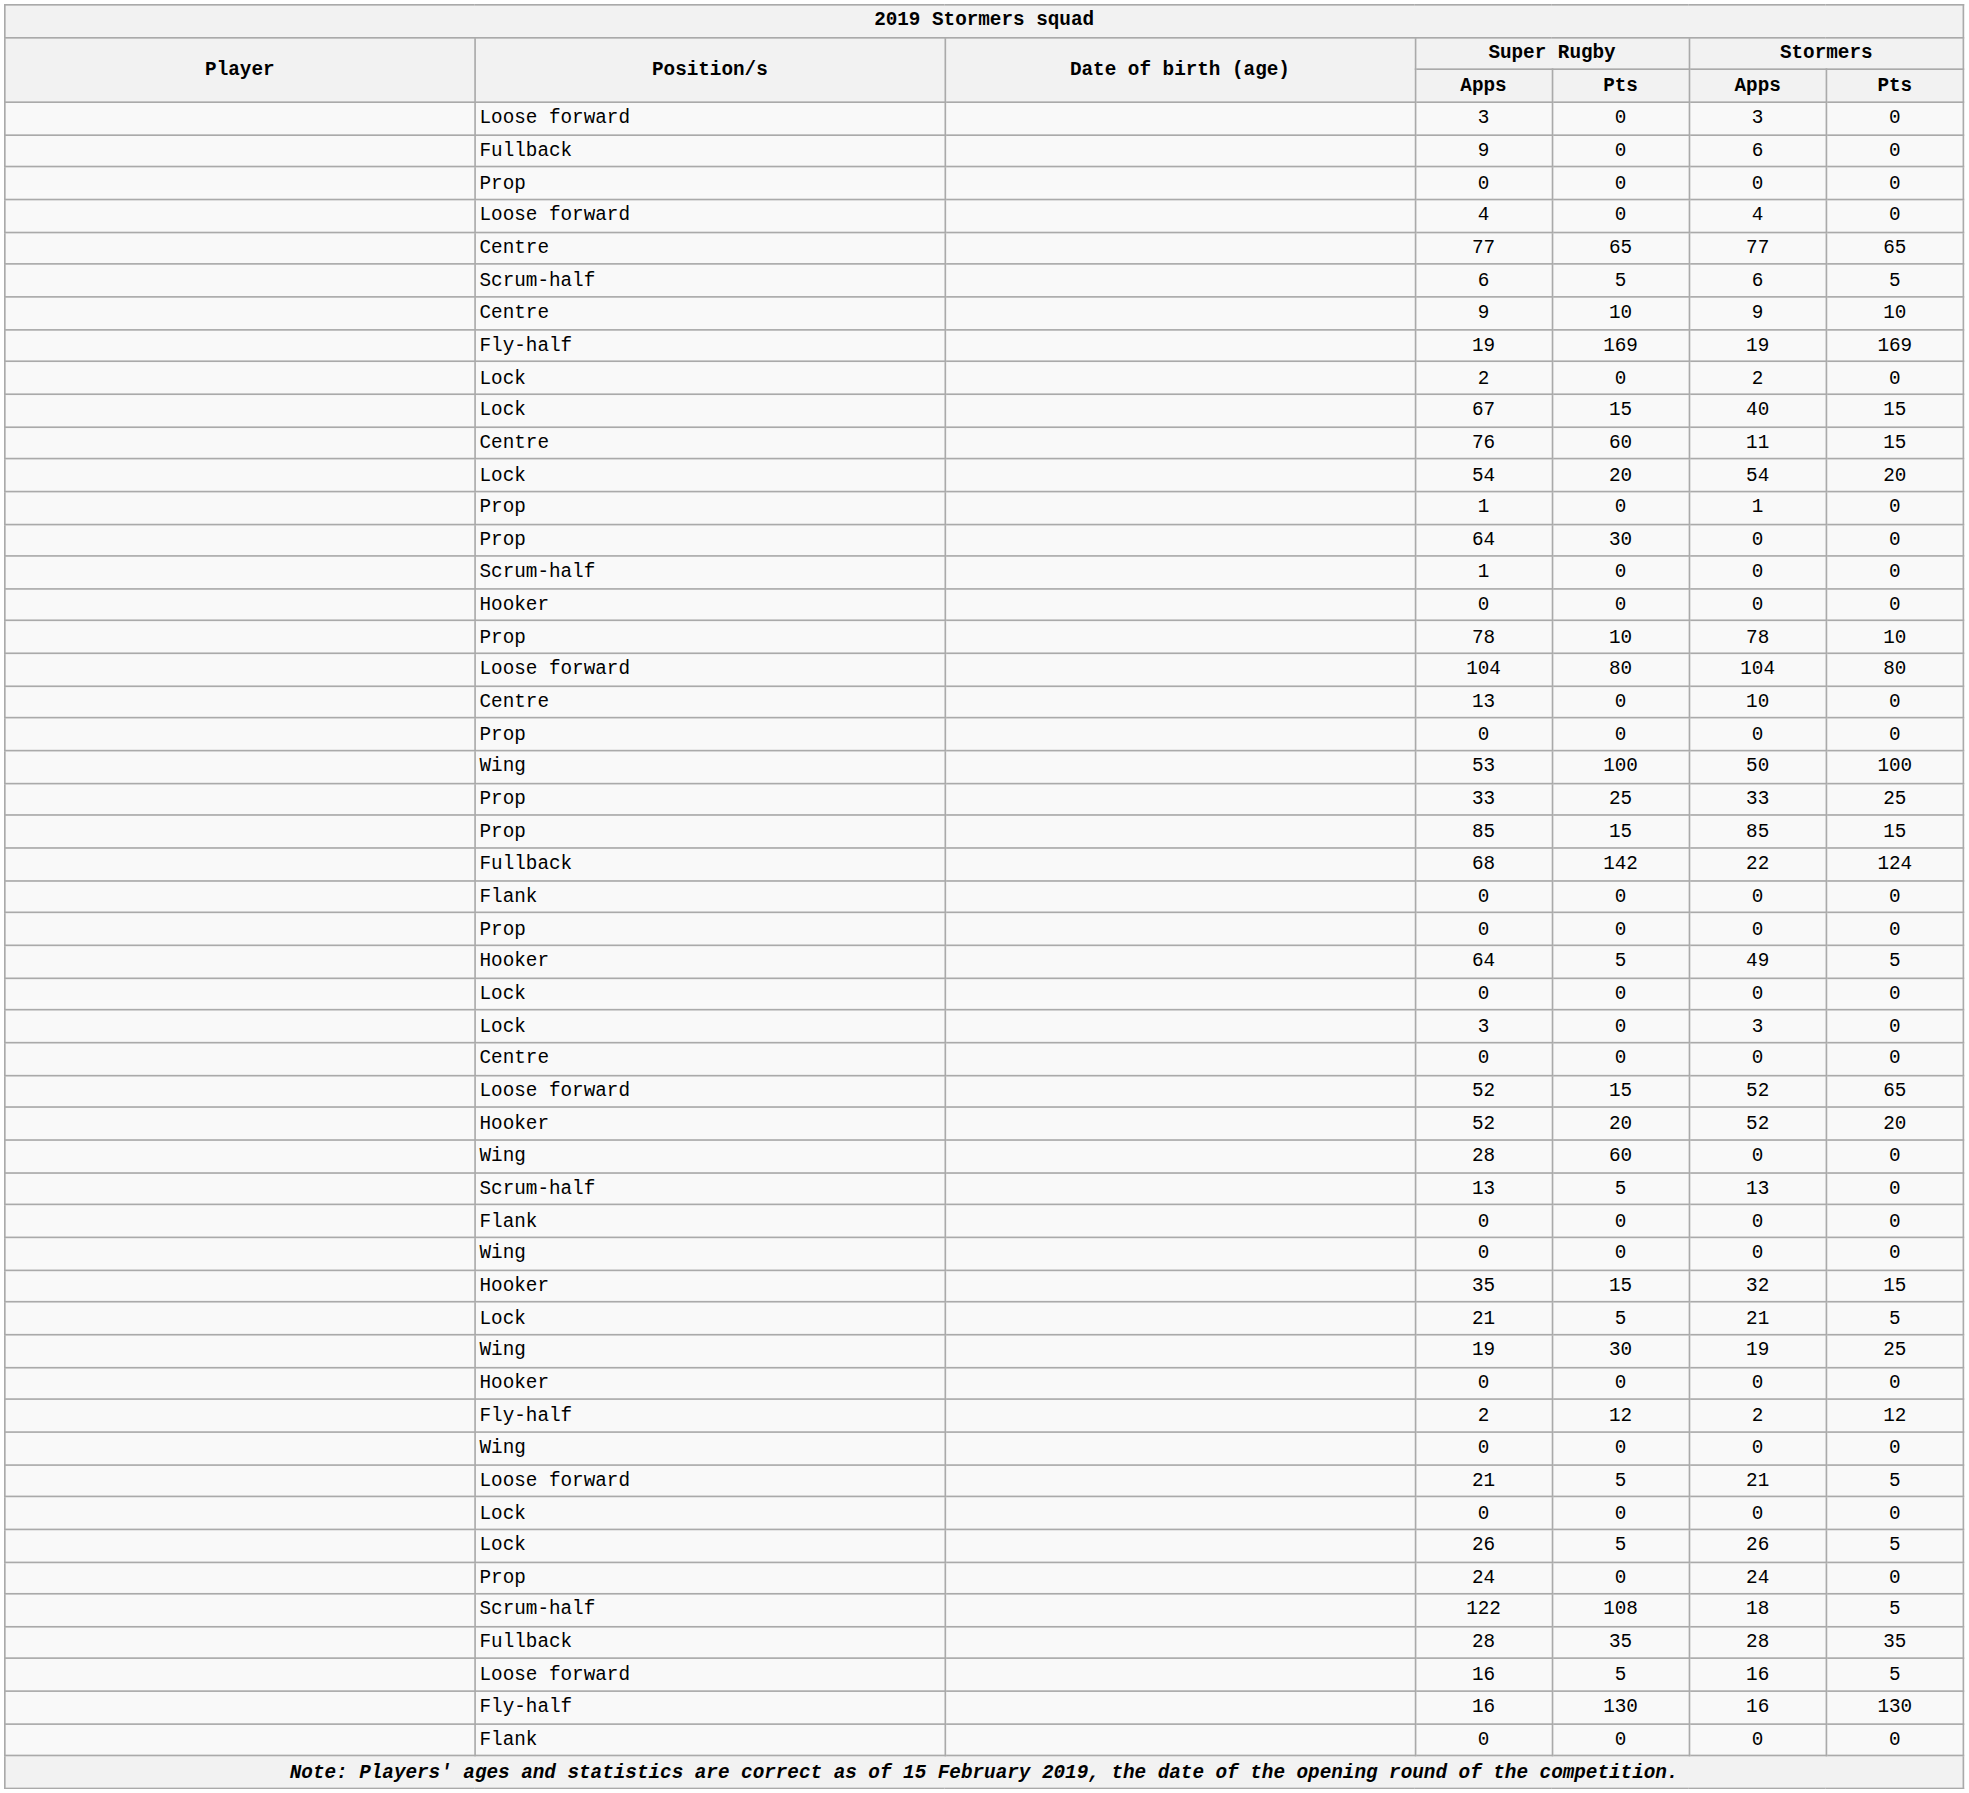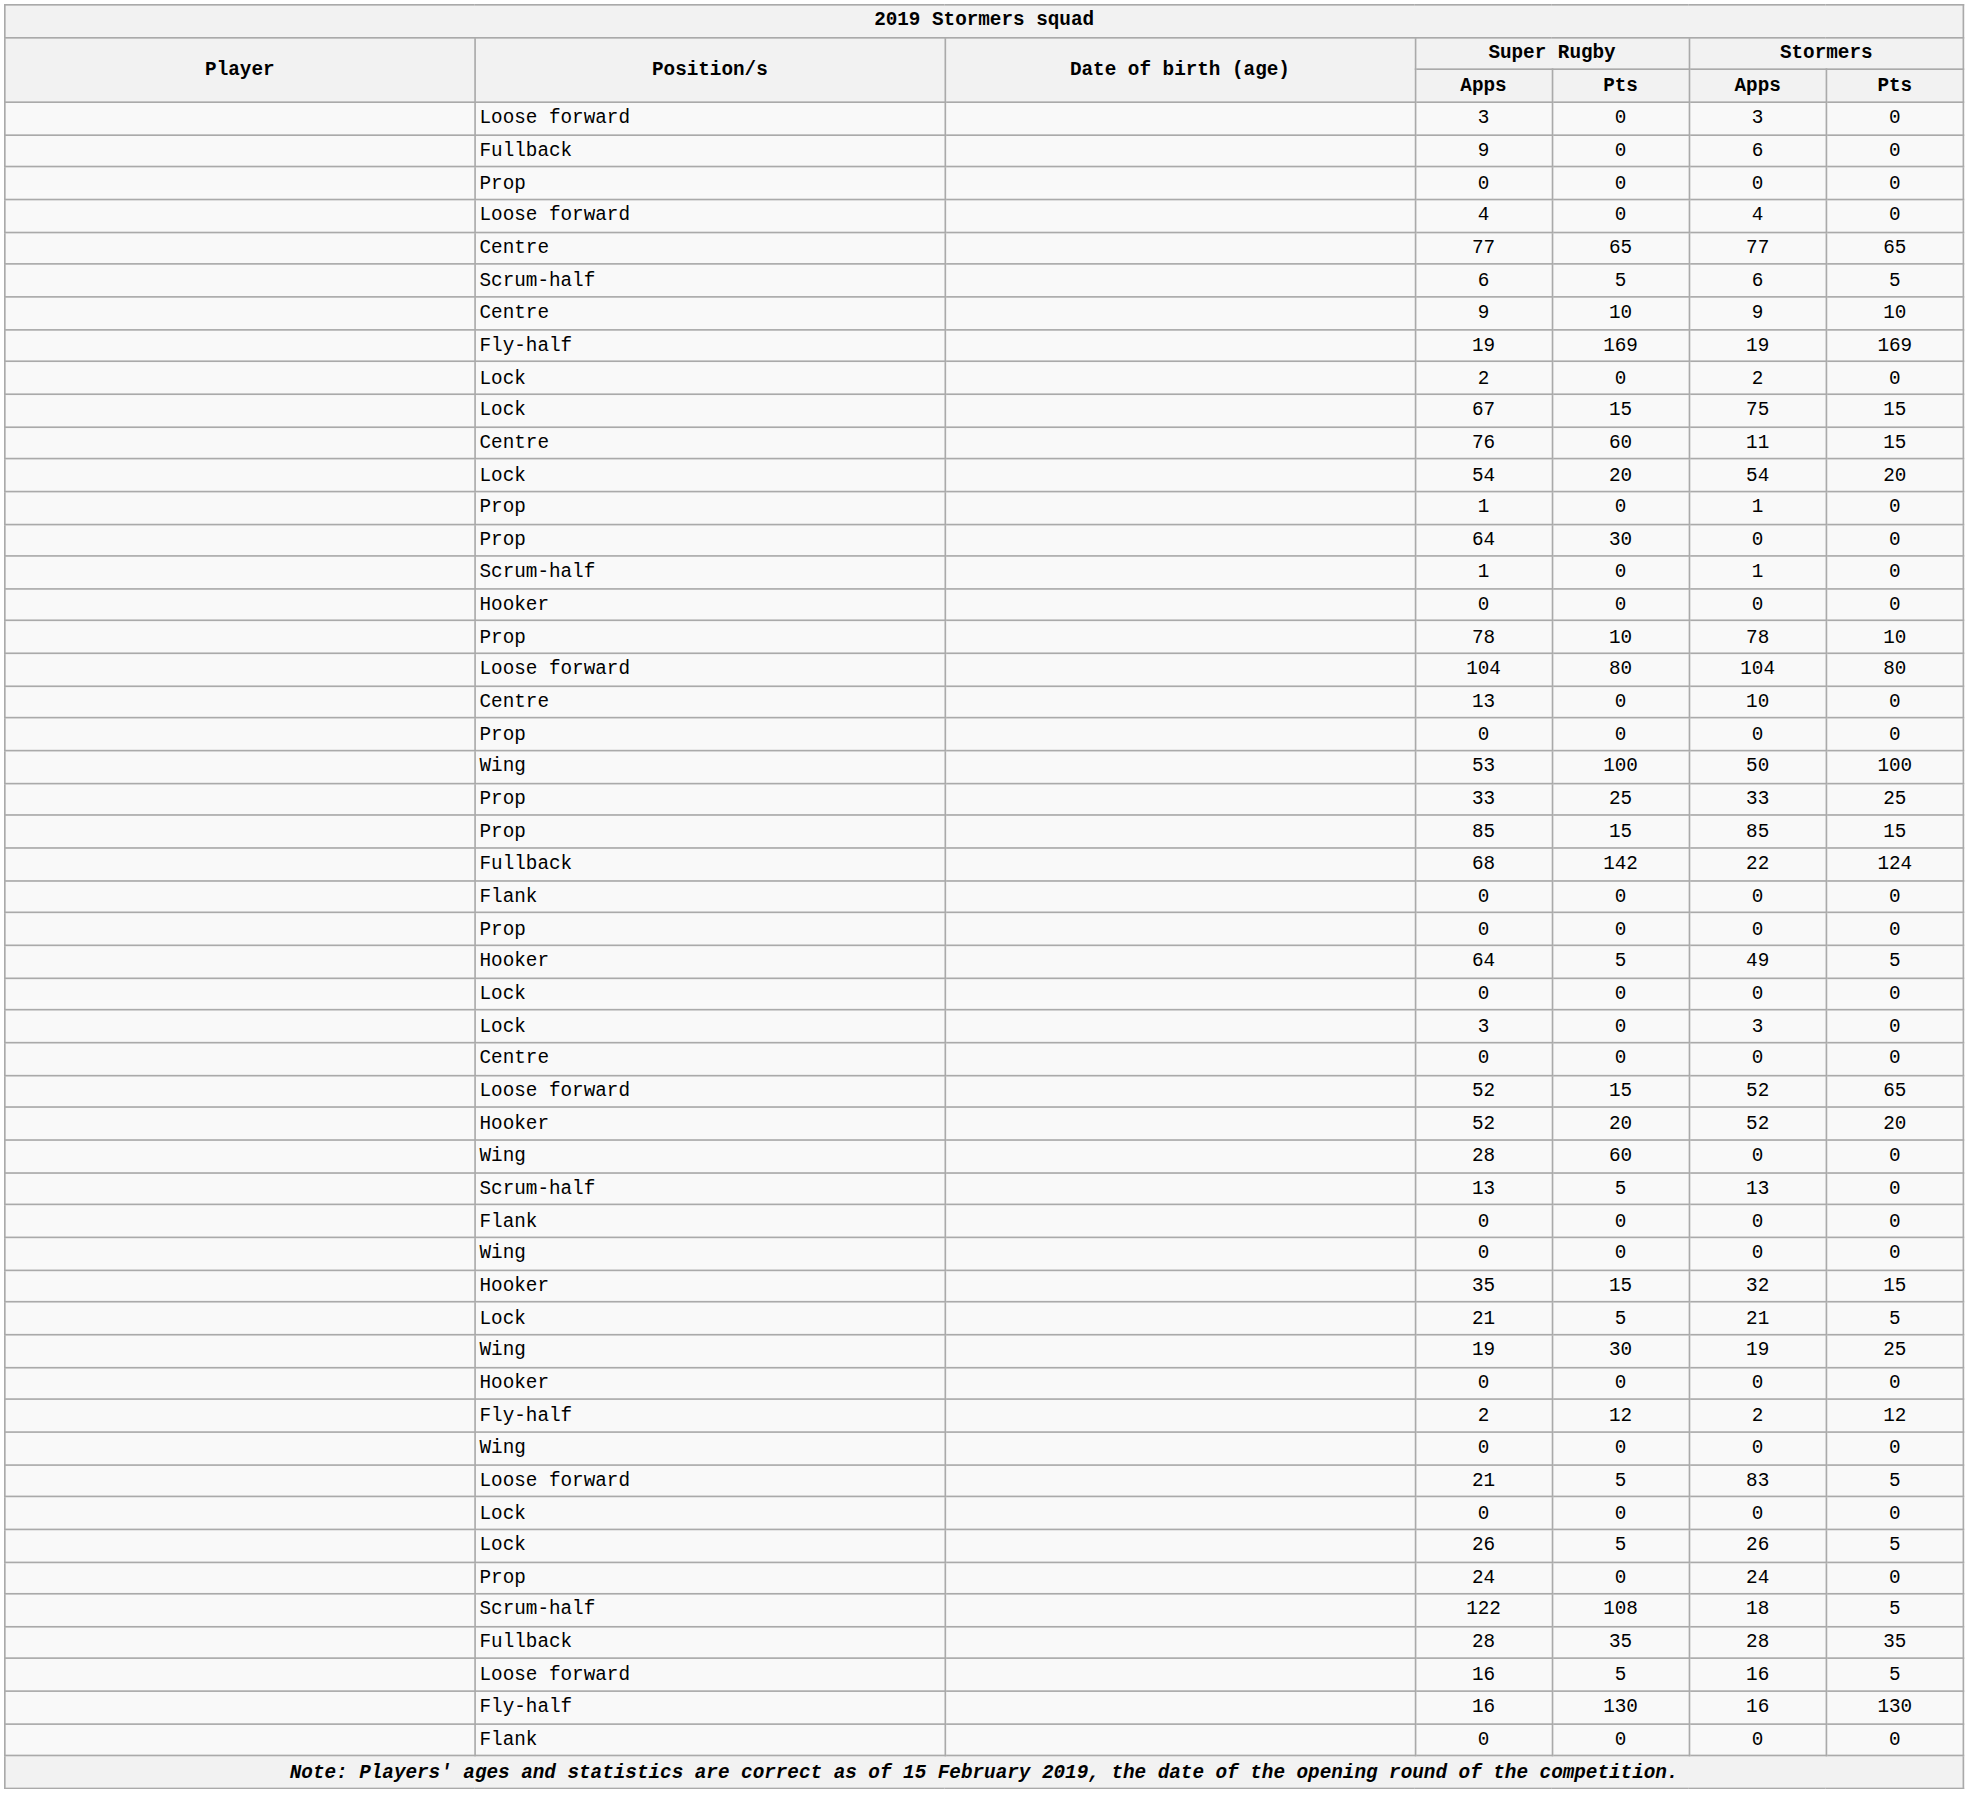(1758, 410) 40 -> (1758, 410) 75
(1758, 572) 0 -> (1758, 572) 1
(1758, 1480) 21 -> (1758, 1480) 83
